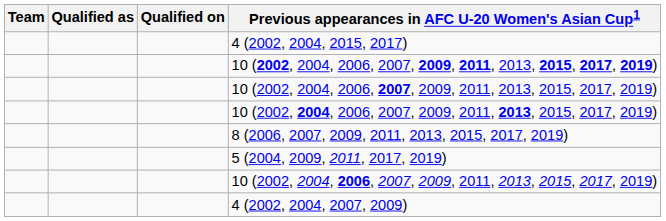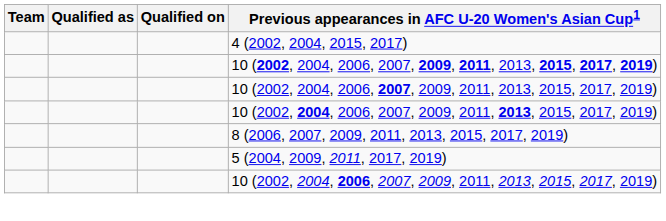- row: (26, 205)
